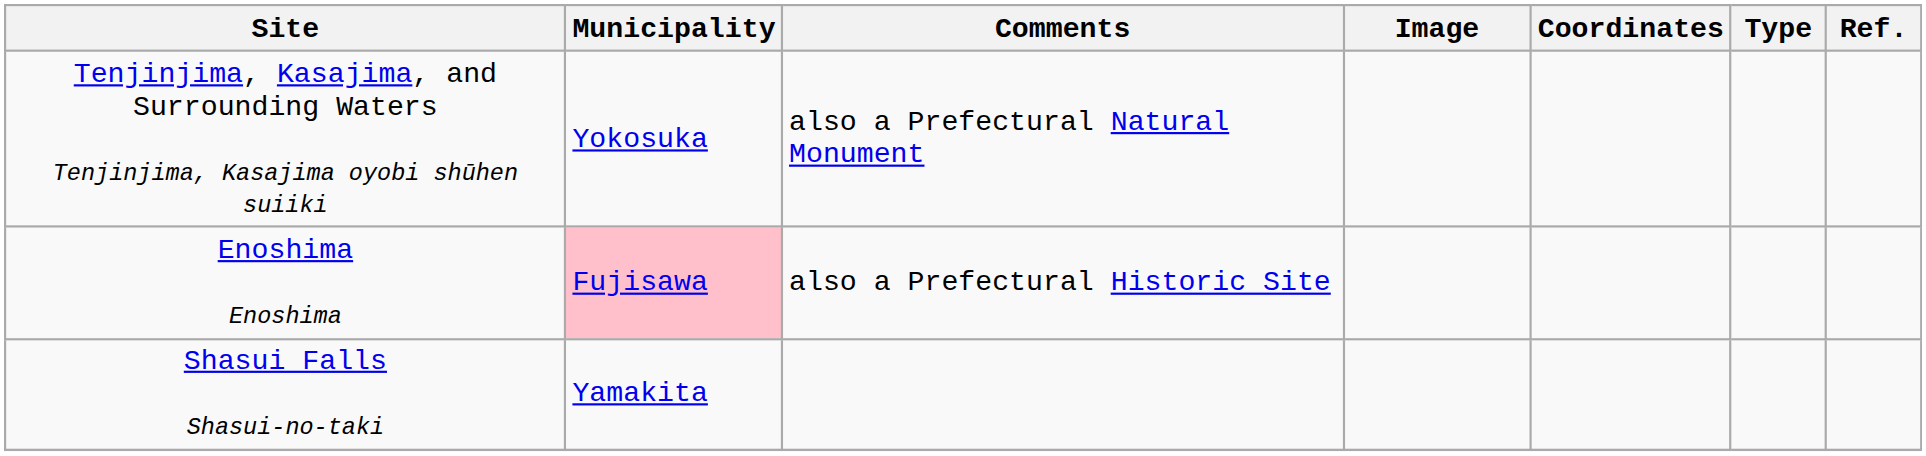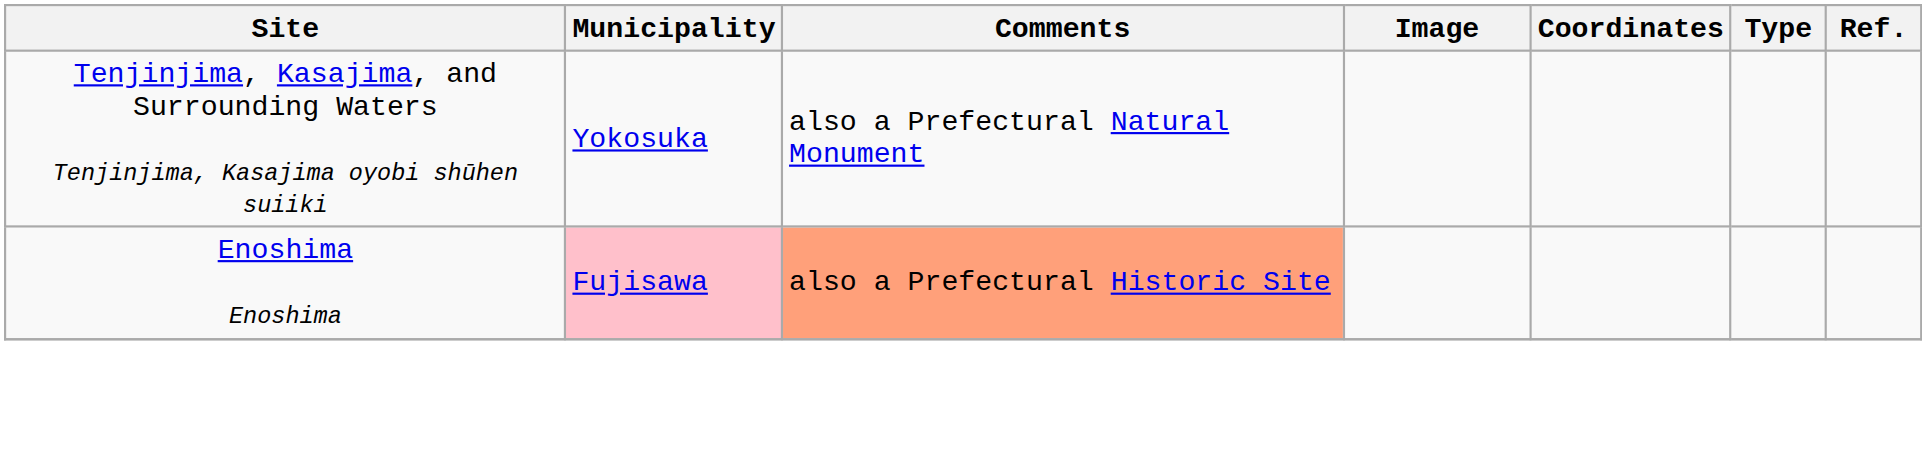(1060, 283) no background -> (1060, 283) lightsalmon background
- row: (285, 393)
